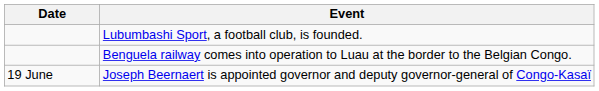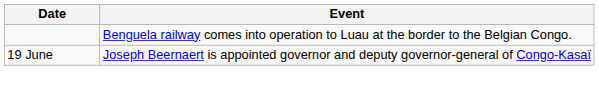- row: (233, 34)
